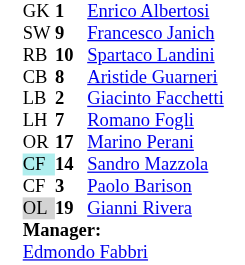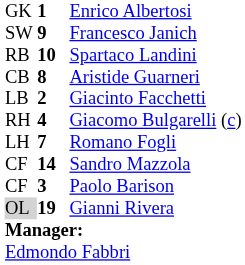+ row: (156, 120)
- row: (141, 142)
(34, 164) paleturquoise background -> (16, 164) no background
